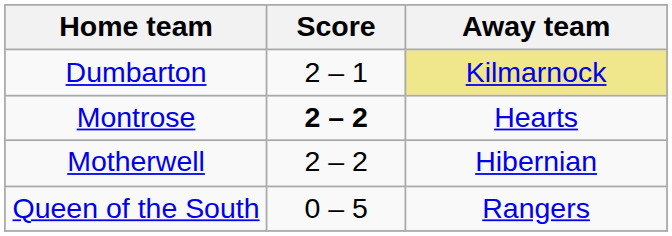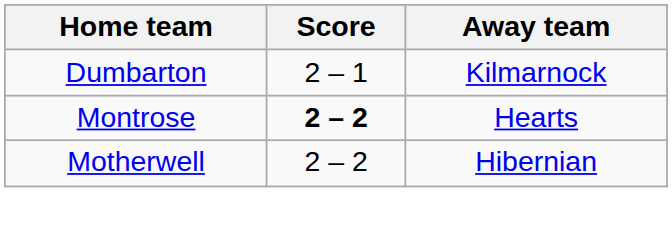(536, 72) khaki background -> (536, 72) no background
- row: (136, 207)
